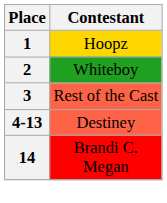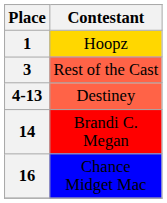- row: (27, 69)
+ row: (27, 176)
